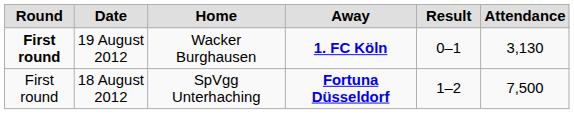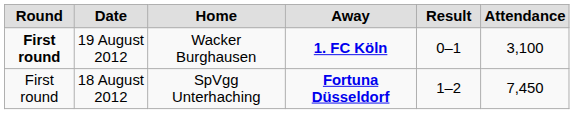(525, 48) 3,130 -> (525, 48) 3,100
(525, 88) 7,500 -> (525, 88) 7,450
